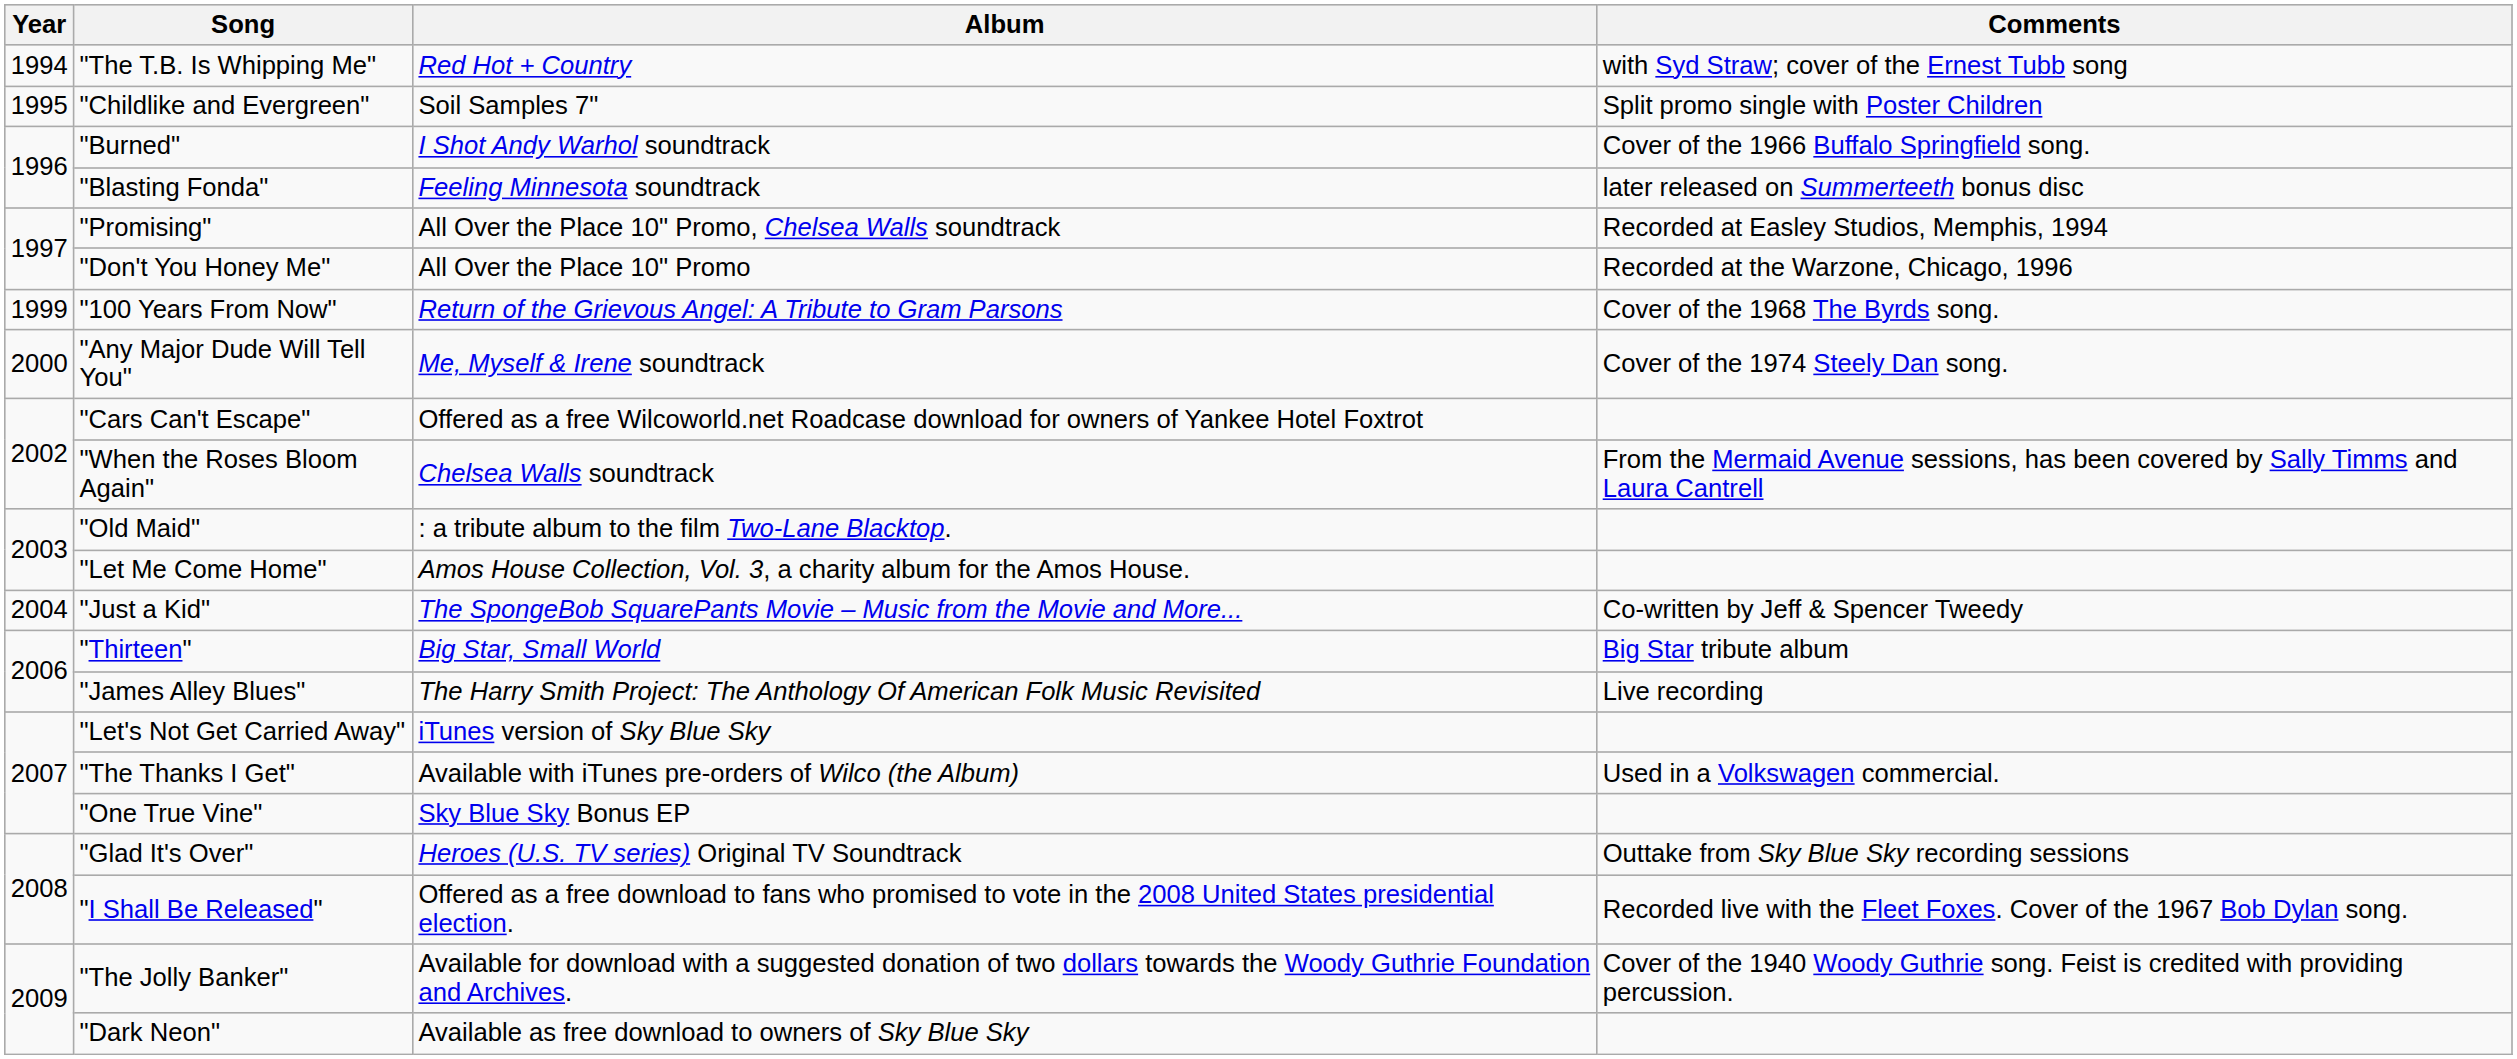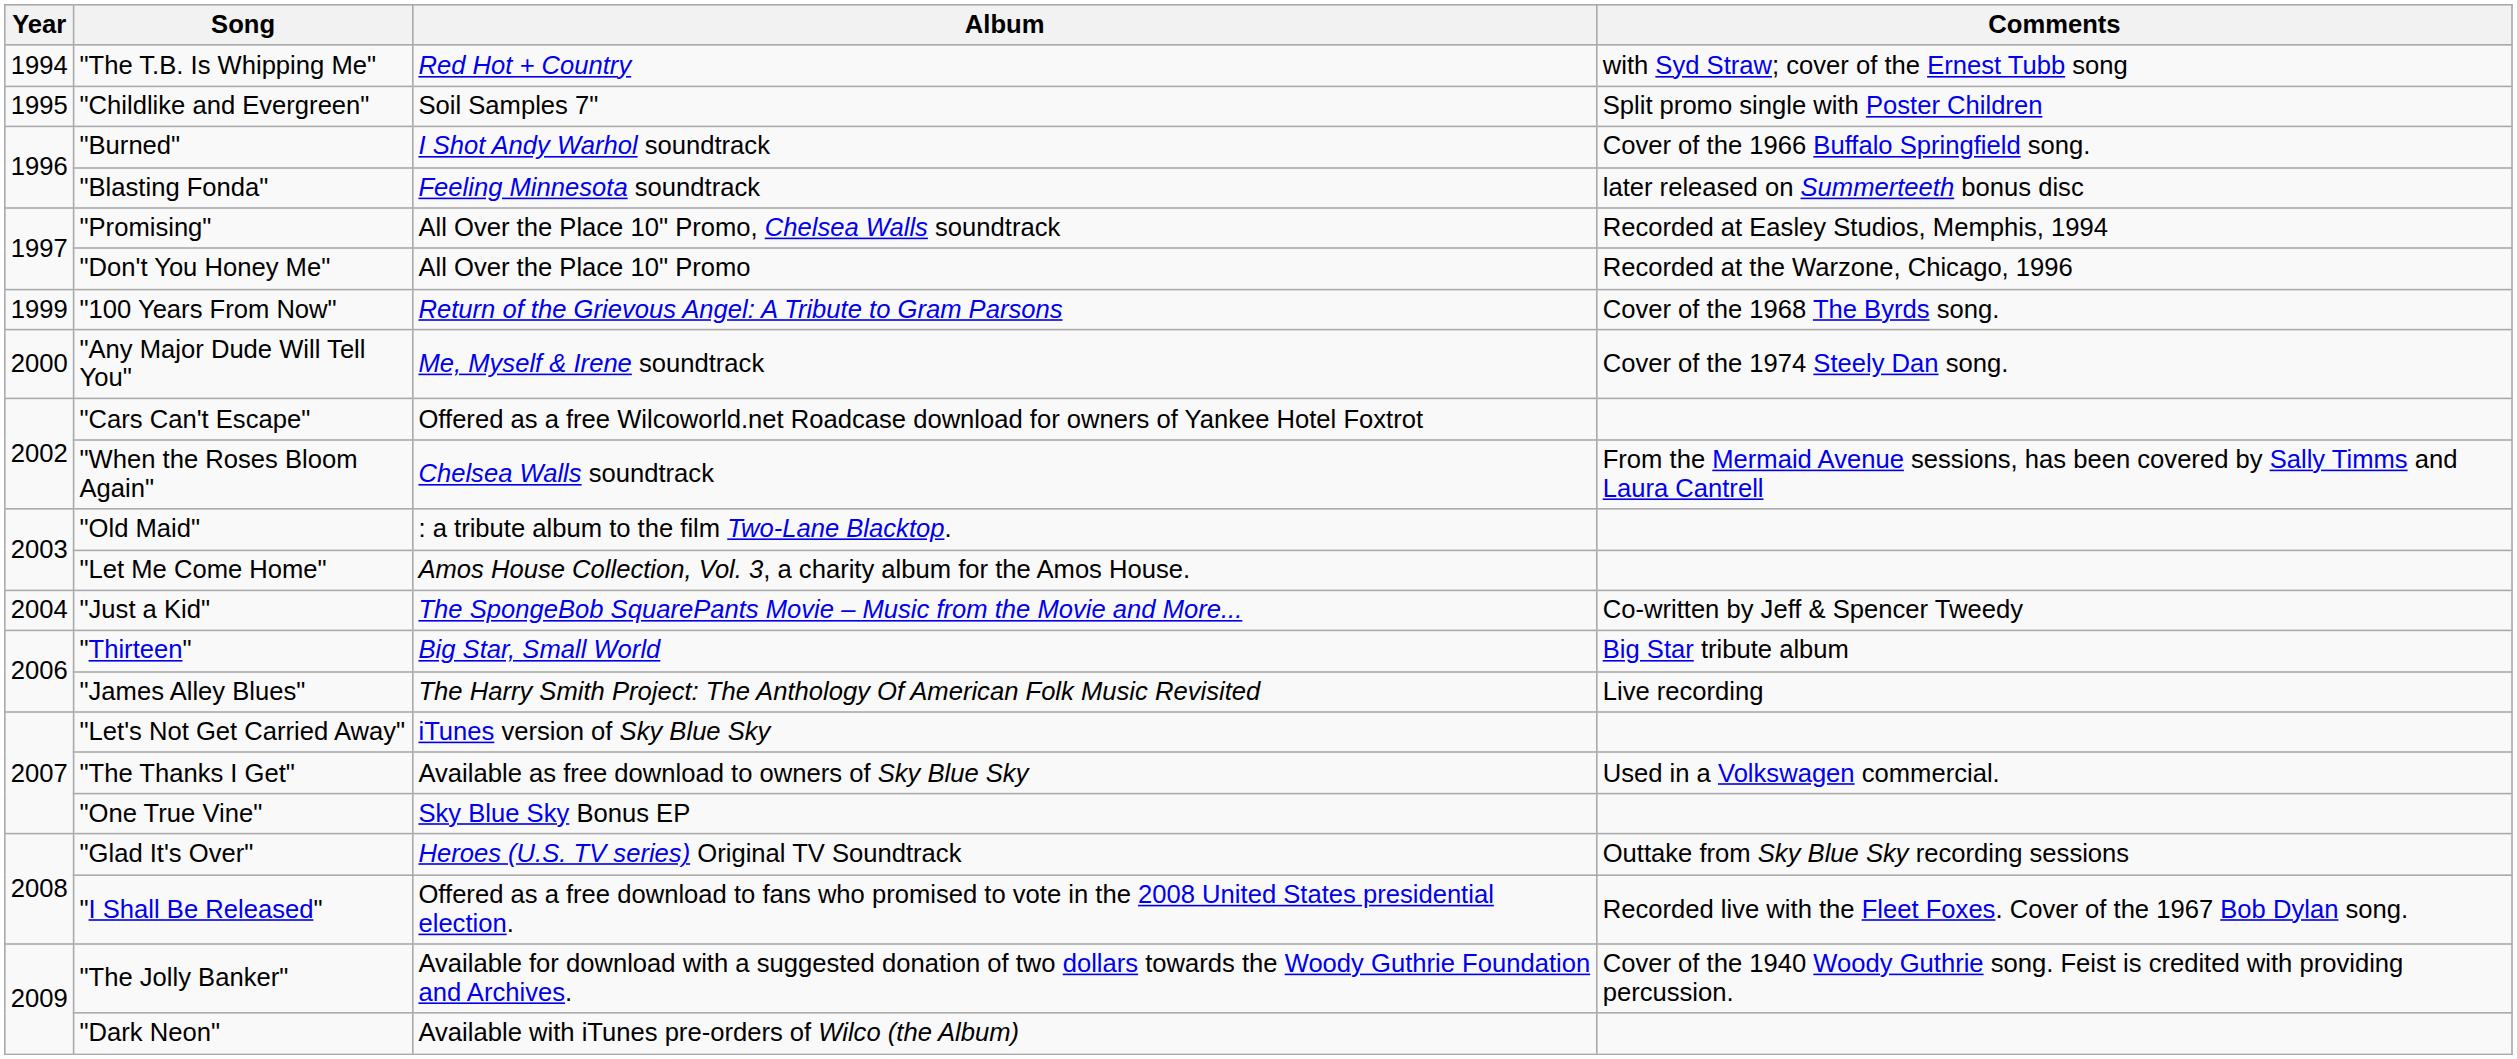(719, 772) Available with iTunes pre-orders of Wilco (the Album) -> (723, 772) Available as free download to owners of Sky Blue Sky
(723, 1033) Available as free download to owners of Sky Blue Sky -> (719, 1033) Available with iTunes pre-orders of Wilco (the Album)
